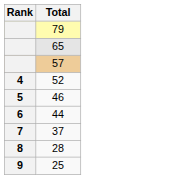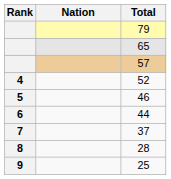+ column: (78, 13)
